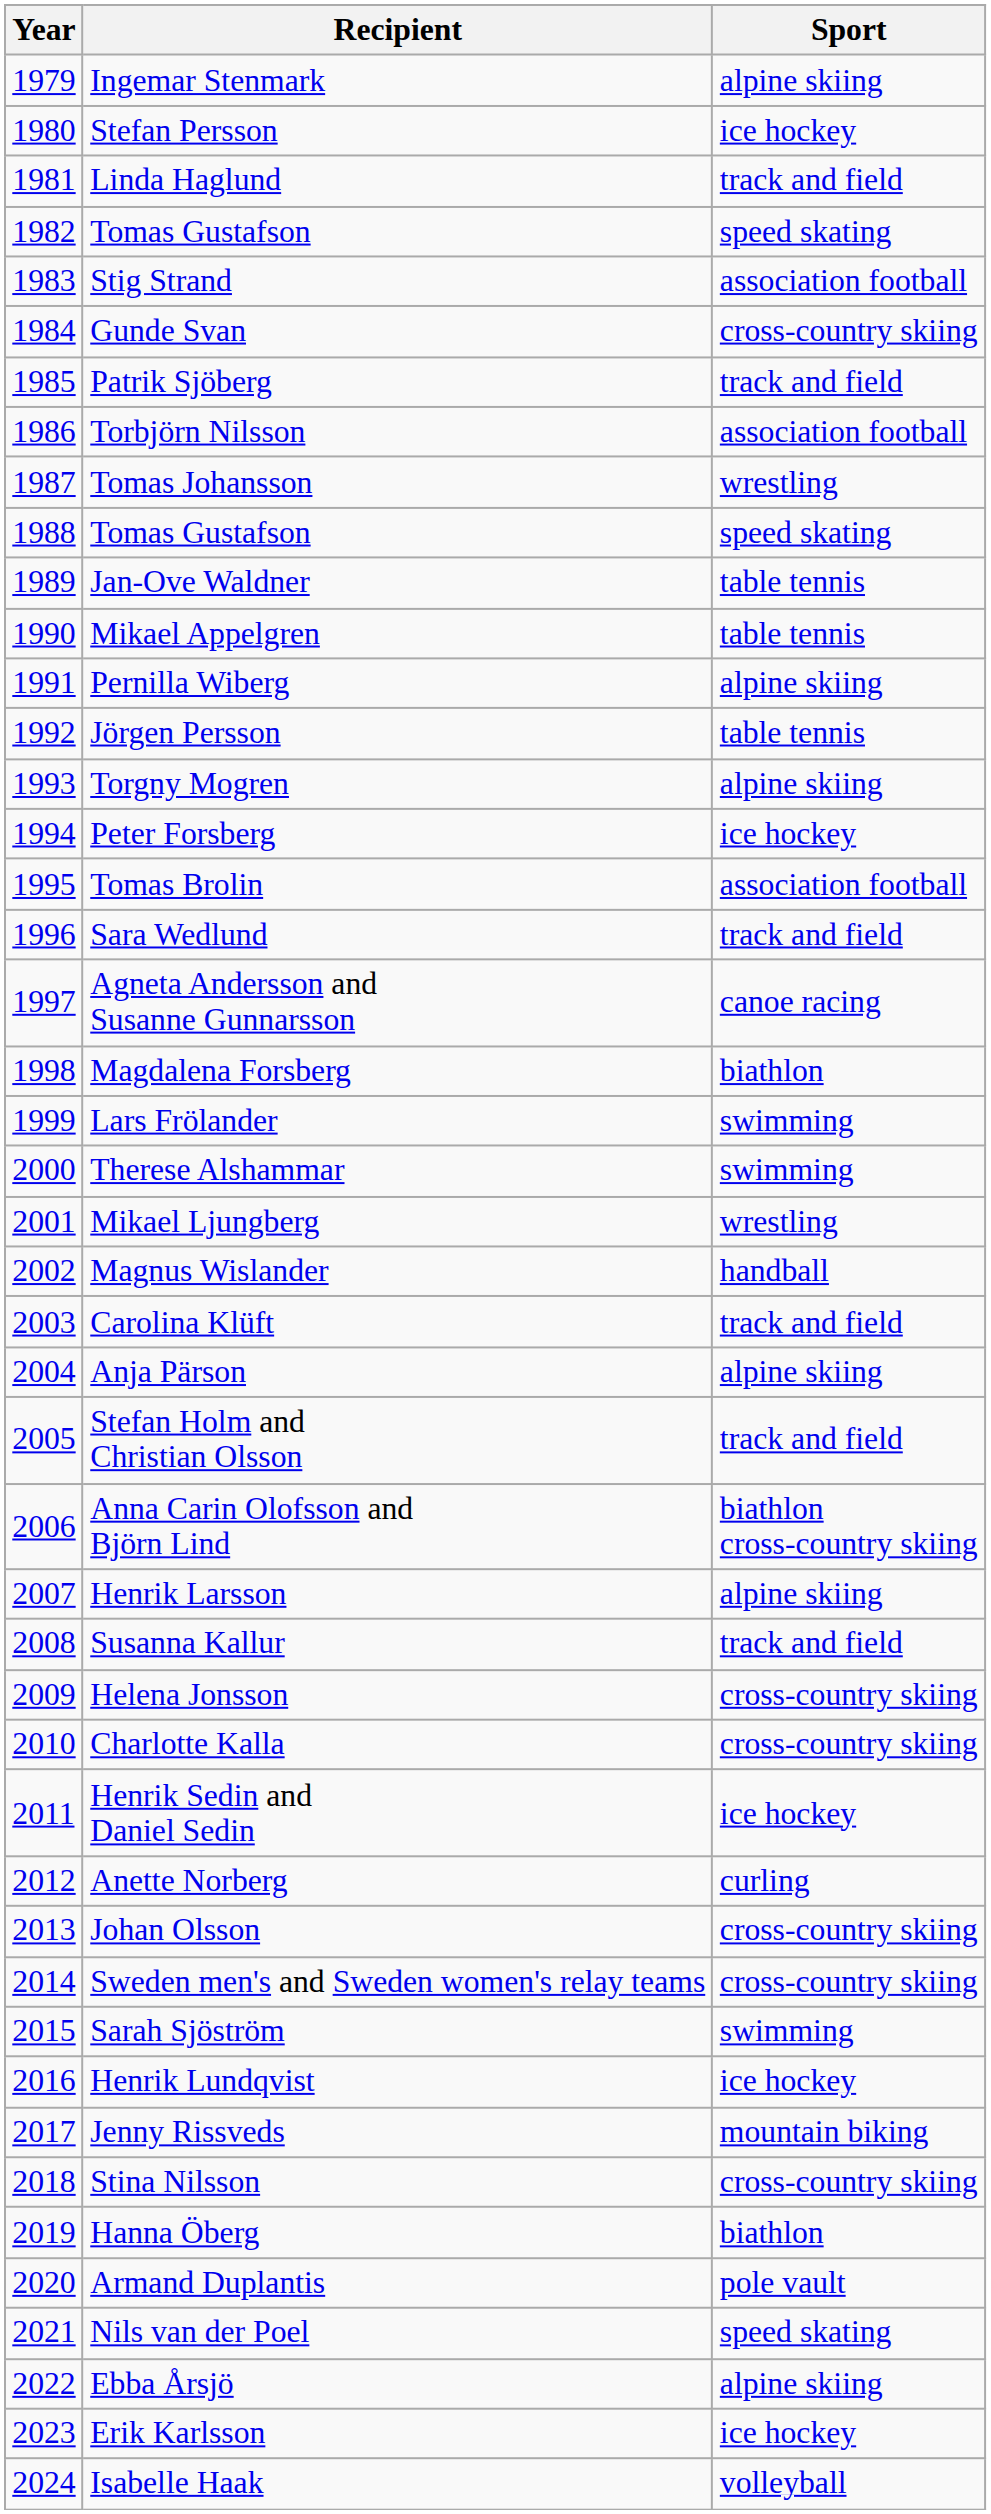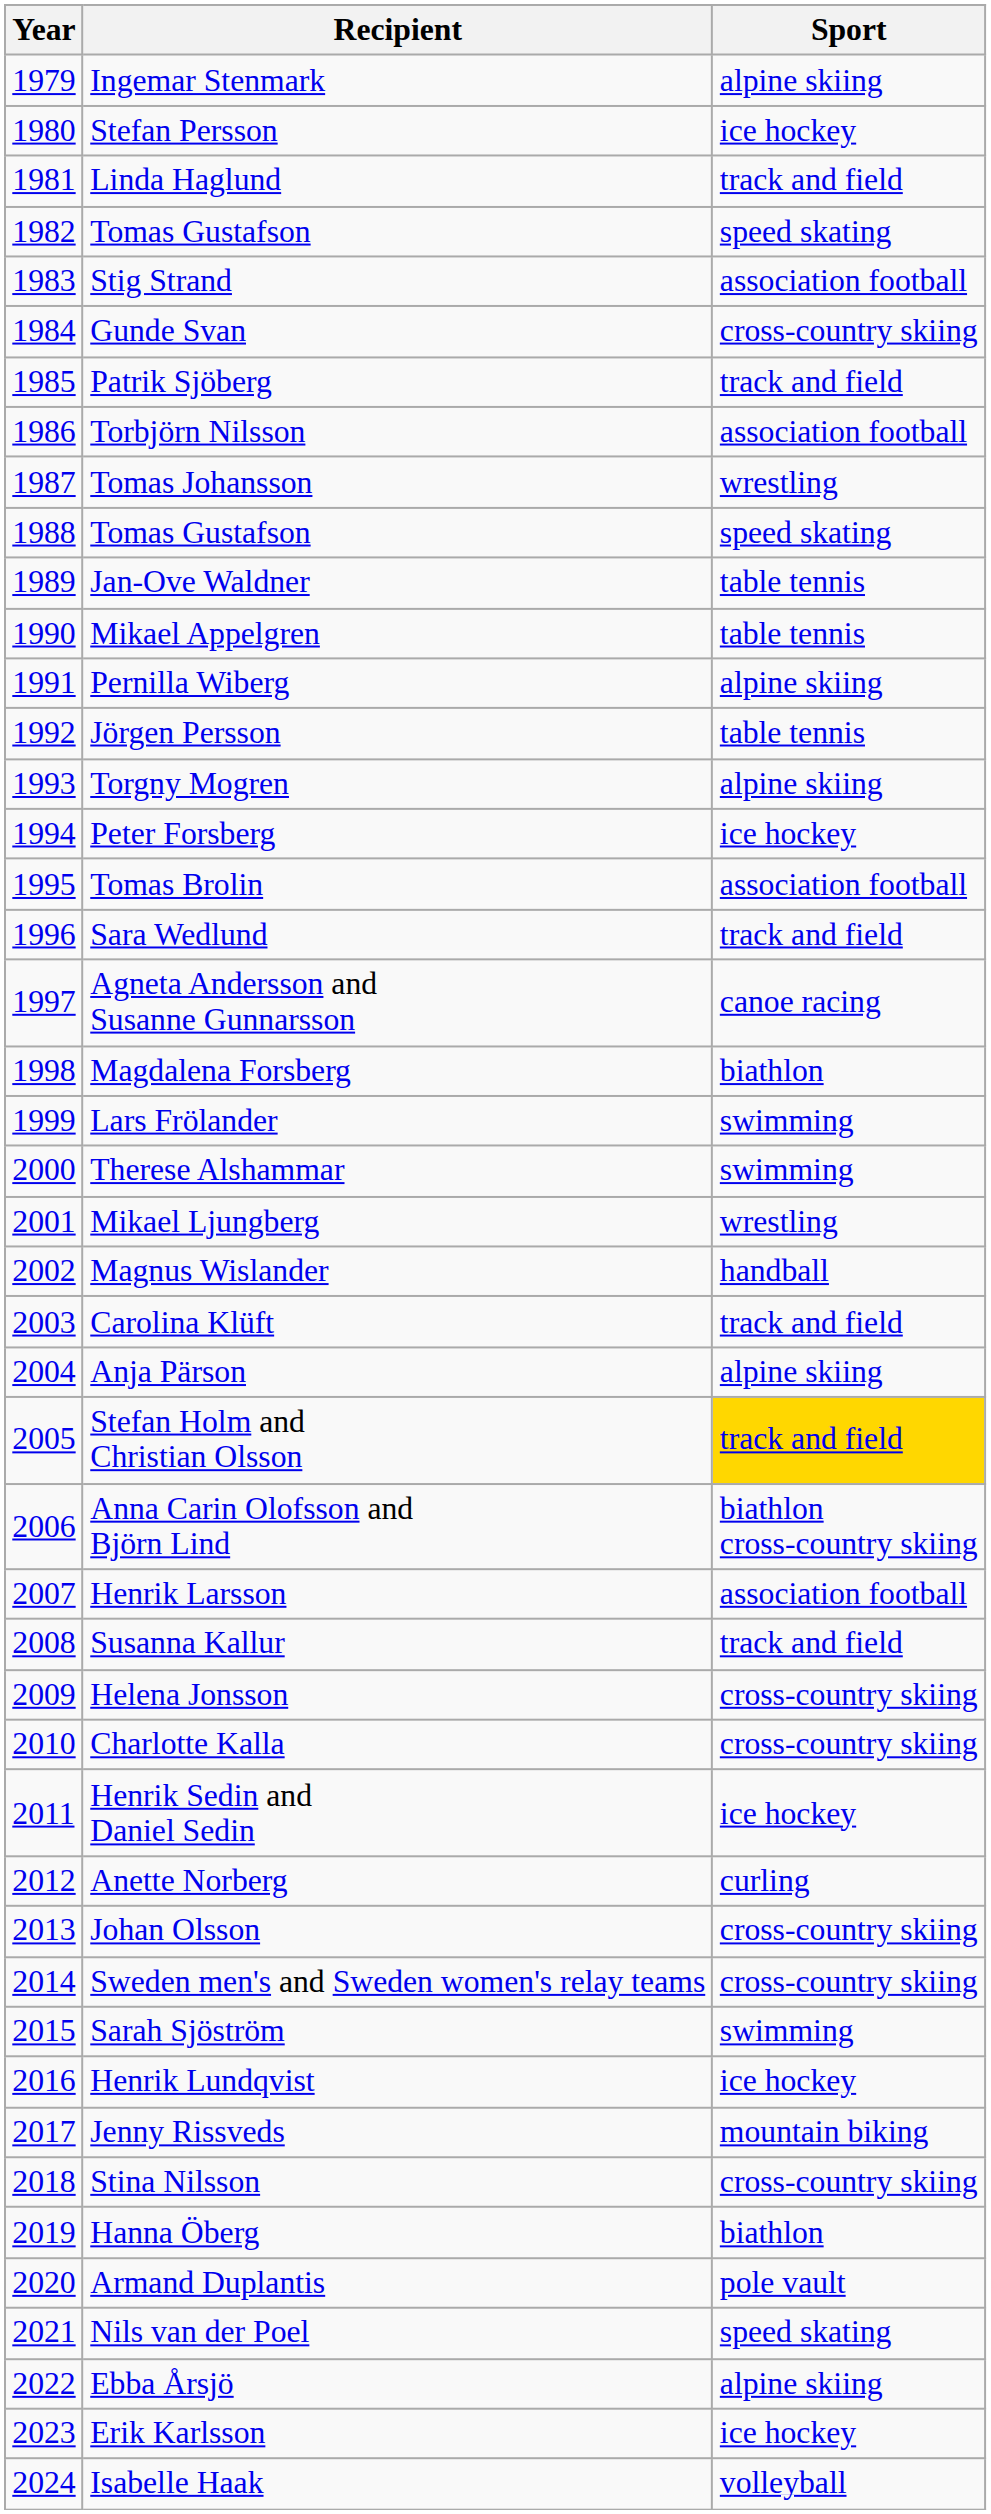(811, 1439) no background -> (811, 1439) gold background
(801, 1593) alpine skiing -> (843, 1593) association football
